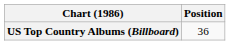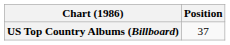(203, 31) 36 -> (203, 31) 37
